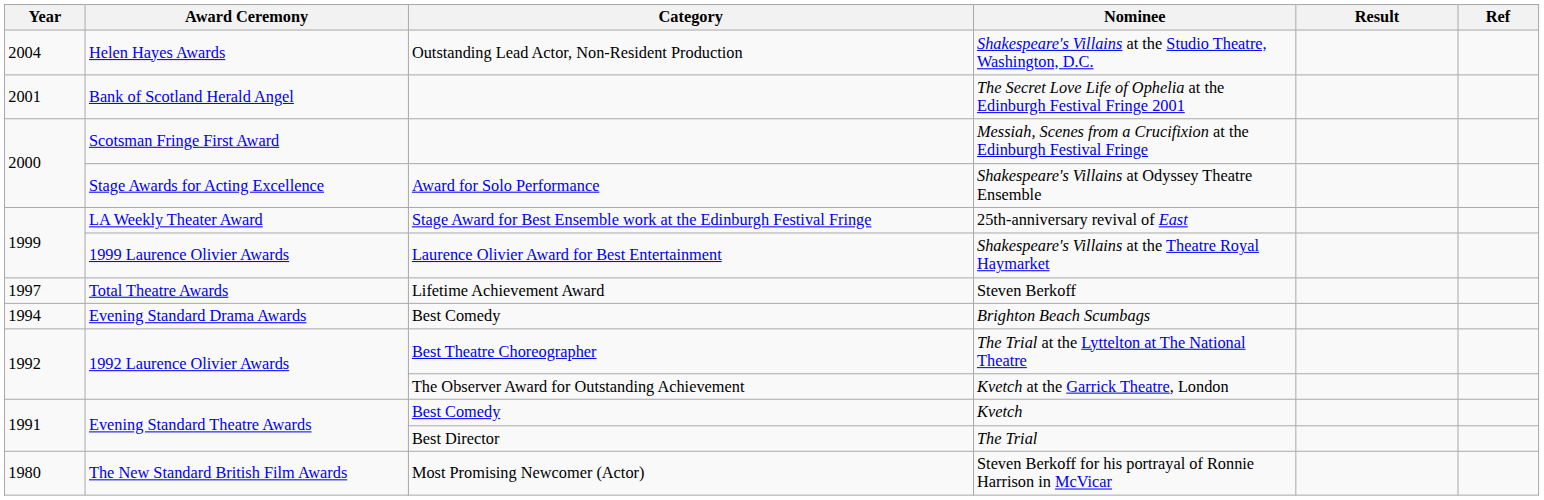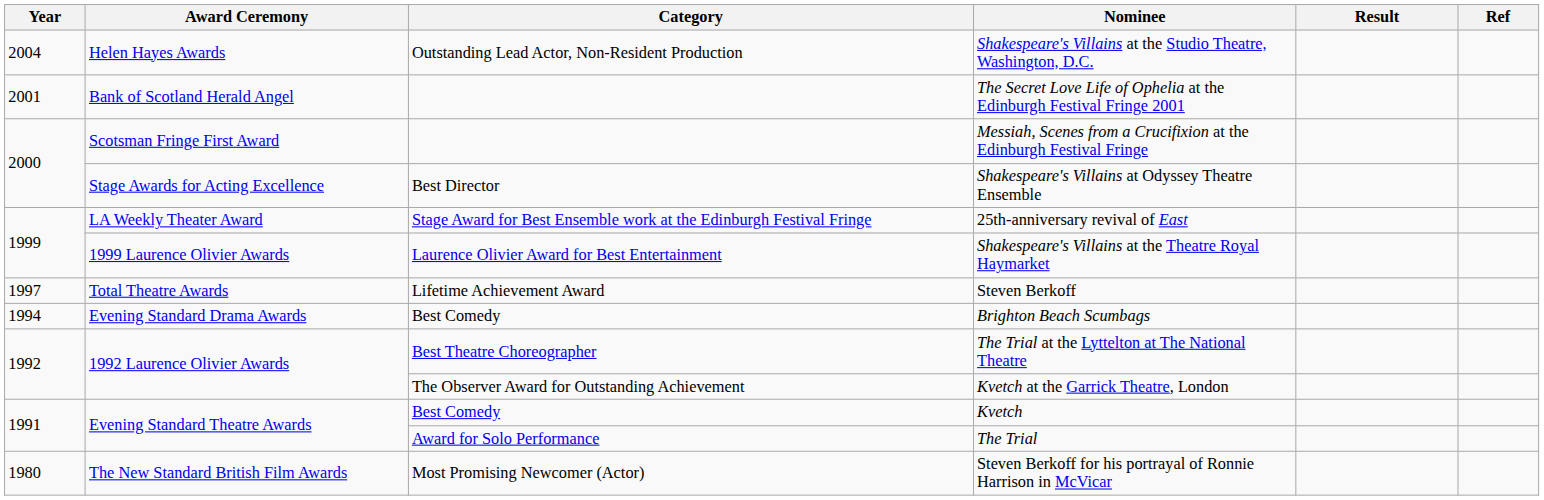(506, 185) Award for Solo Performance -> (456, 185) Best Director
(456, 438) Best Director -> (506, 438) Award for Solo Performance
